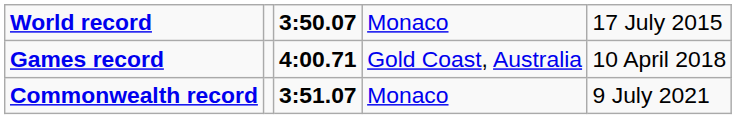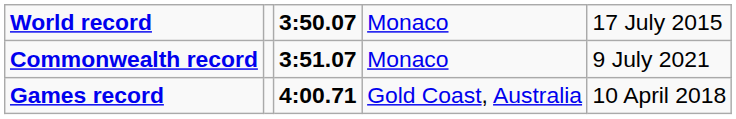rows swapped: (134, 95) <-> (87, 58)
